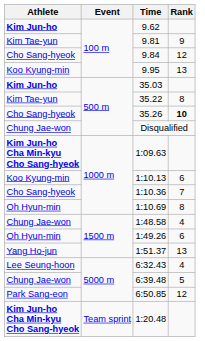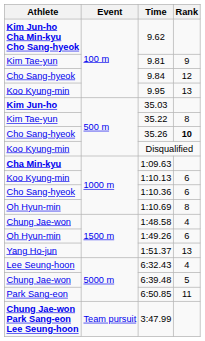(32, 27) Kim Jun-ho -> (43, 37) Kim Jun-ho Cha Min-kyu Cho Sang-hyeok
(39, 128) Chung Jae-won -> (38, 149) Koo Kyung-min
(43, 153) Kim Jun-ho Cha Min-kyu Cho Sang-hyeok -> (34, 164) Cha Min-kyu
(182, 193) 7 -> (187, 193) 6
(182, 295) 12 -> (187, 295) 11
+ row: (156, 319)
- row: (151, 319)
